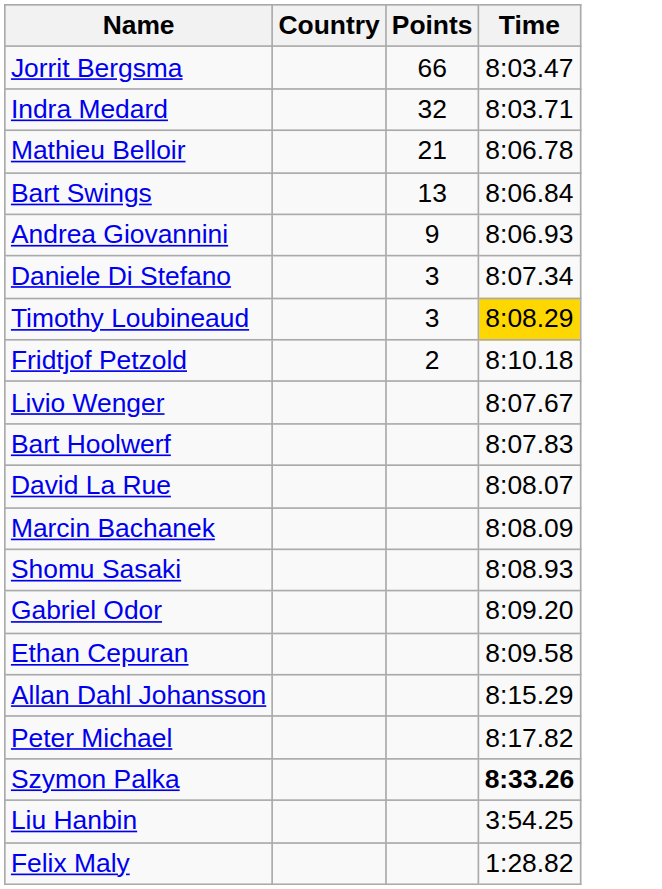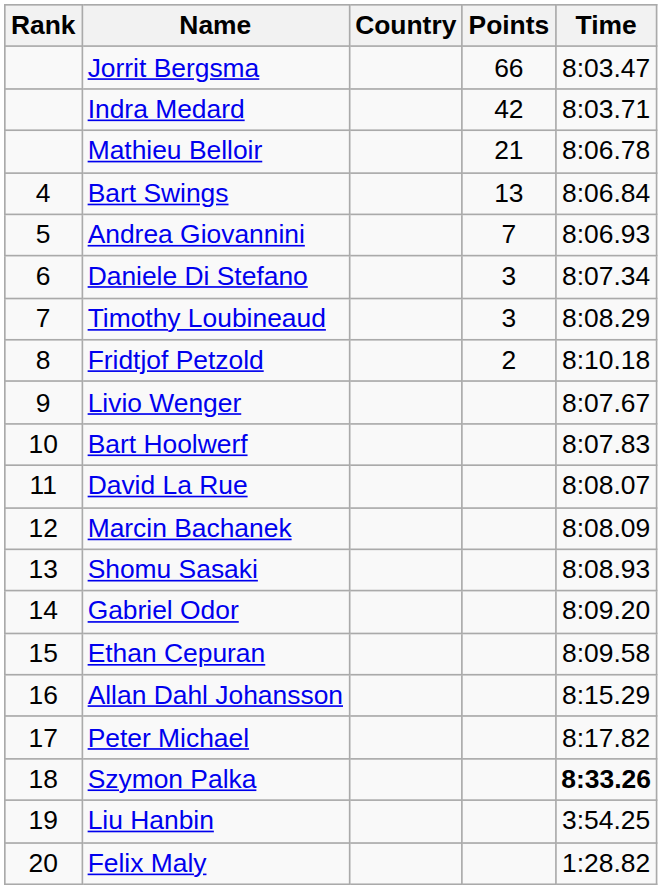+ column: (43, 25)
(432, 109) 32 -> (509, 109) 42
(432, 234) 9 -> (509, 234) 7
(529, 318) gold background -> (606, 318) no background
